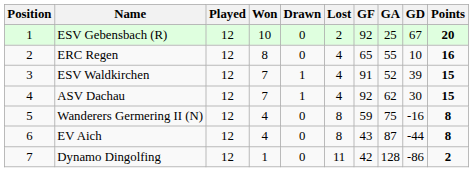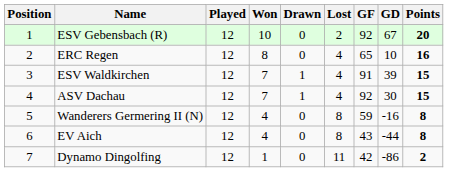- column: (390, 14)
